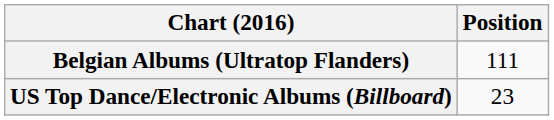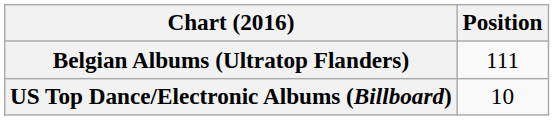(502, 96) 23 -> (502, 96) 10
